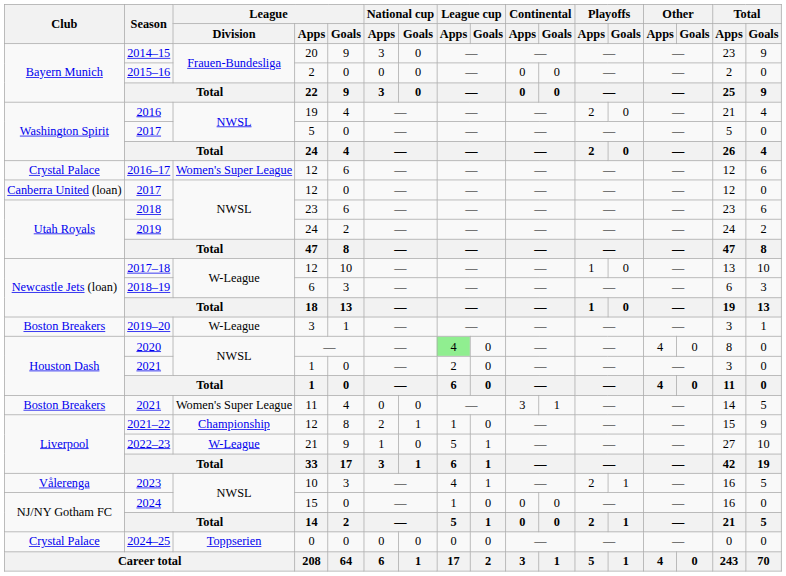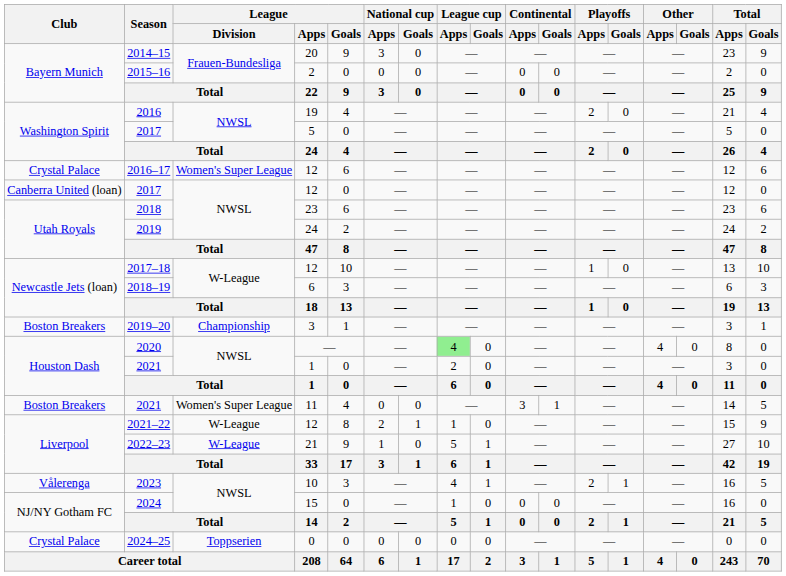(234, 326) W-League -> (234, 326) Championship
(234, 424) Championship -> (234, 424) W-League
